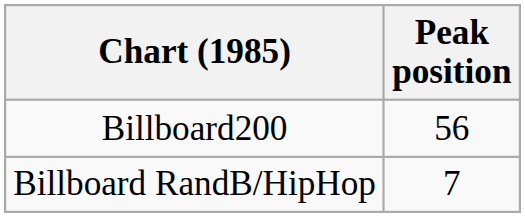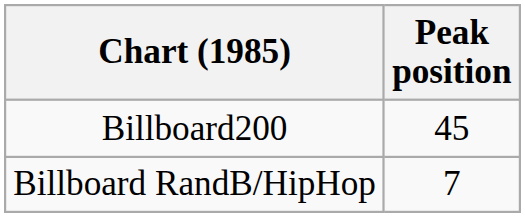(452, 127) 56 -> (452, 127) 45
